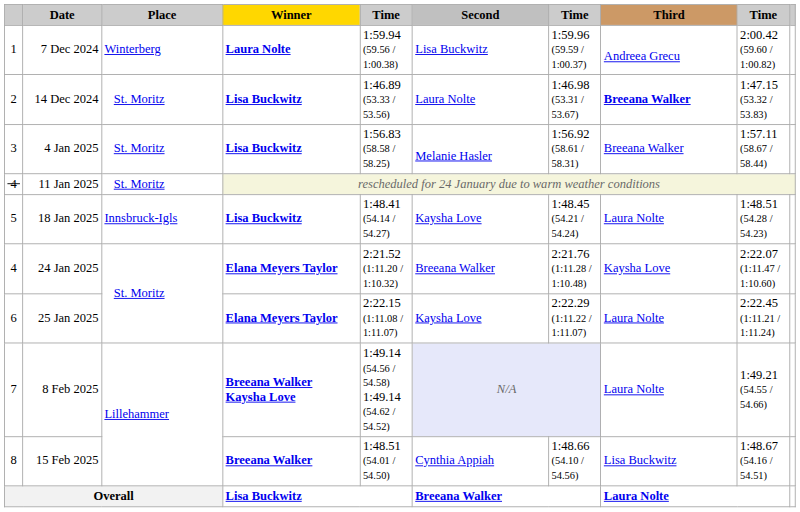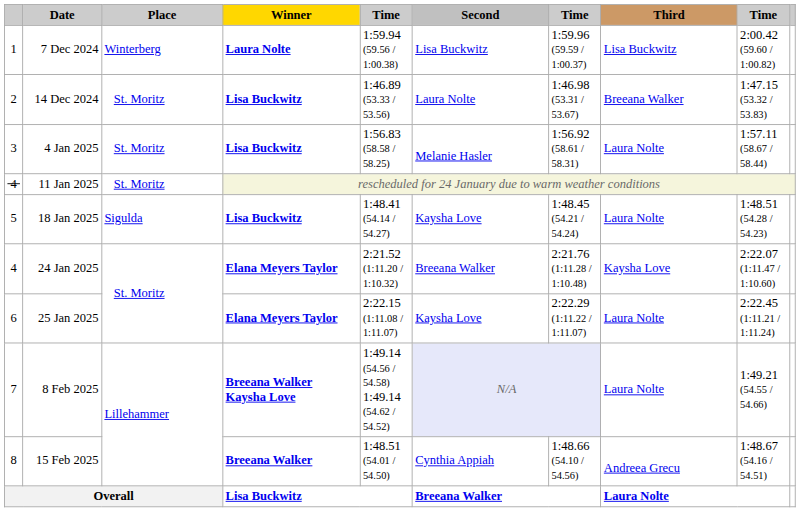(642, 56) Andreea Grecu -> (640, 49) Lisa Buckwitz
(647, 99) bold -> (644, 99) normal
(644, 148) Breeana Walker -> (634, 148) Laura Nolte
(141, 218) Innsbruck-Igls -> (124, 218) Sigulda
(640, 460) Lisa Buckwitz -> (642, 468) Andreea Grecu
